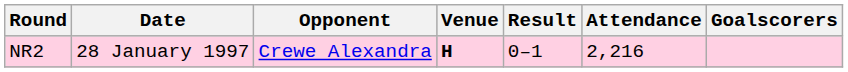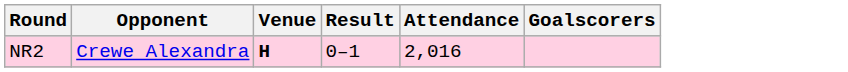- column: (163, 20)
(615, 52) 2,216 -> (433, 52) 2,016
